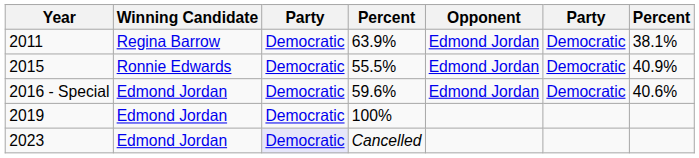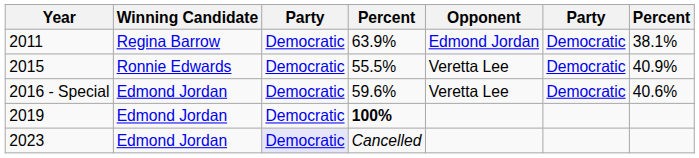(484, 66) Edmond Jordan -> (469, 66) Veretta Lee
(484, 91) Edmond Jordan -> (469, 91) Veretta Lee
(372, 116) normal -> (372, 116) bold
